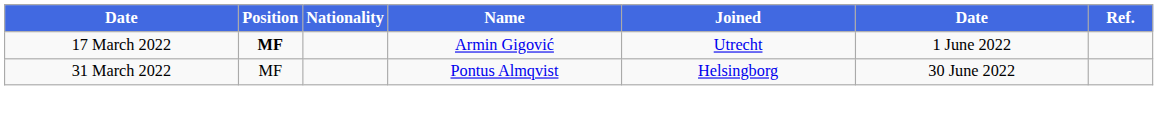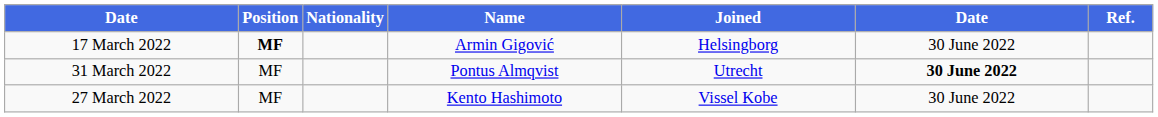(738, 45) Utrecht -> (738, 45) Helsingborg
(972, 45) 1 June 2022 -> (972, 45) 30 June 2022
(738, 71) Helsingborg -> (738, 71) Utrecht
(972, 71) normal -> (972, 71) bold
+ row: (121, 98)
